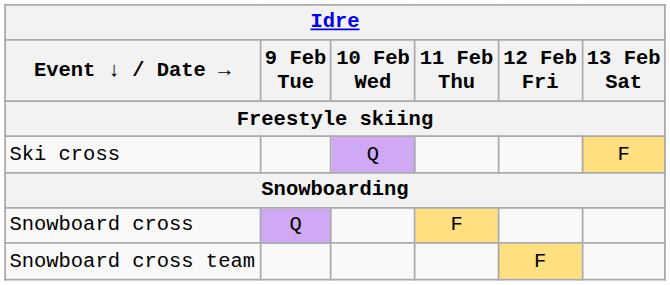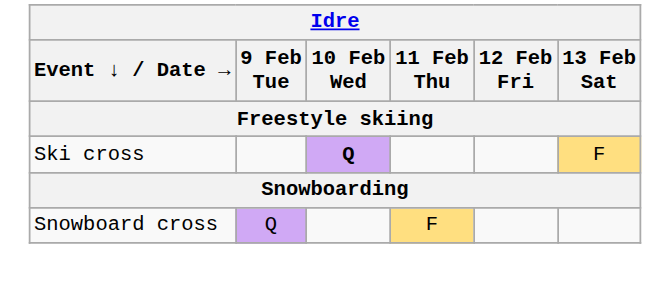(373, 154) normal -> (348, 154) bold
- row: (132, 261)
